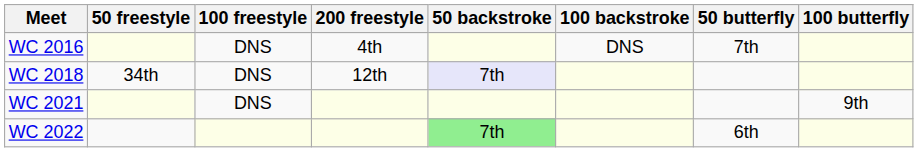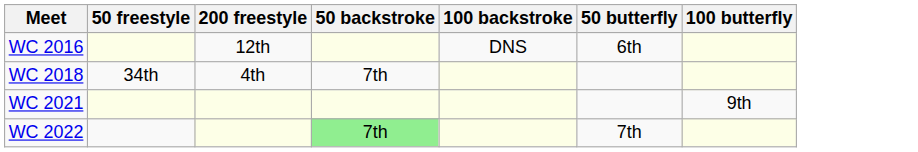- column: (253, 18)
(370, 47) 4th -> (253, 47) 12th
(746, 47) 7th -> (629, 47) 6th
(370, 75) 12th -> (253, 75) 4th
(492, 75) lavender background -> (375, 75) no background
(746, 132) 6th -> (629, 132) 7th
